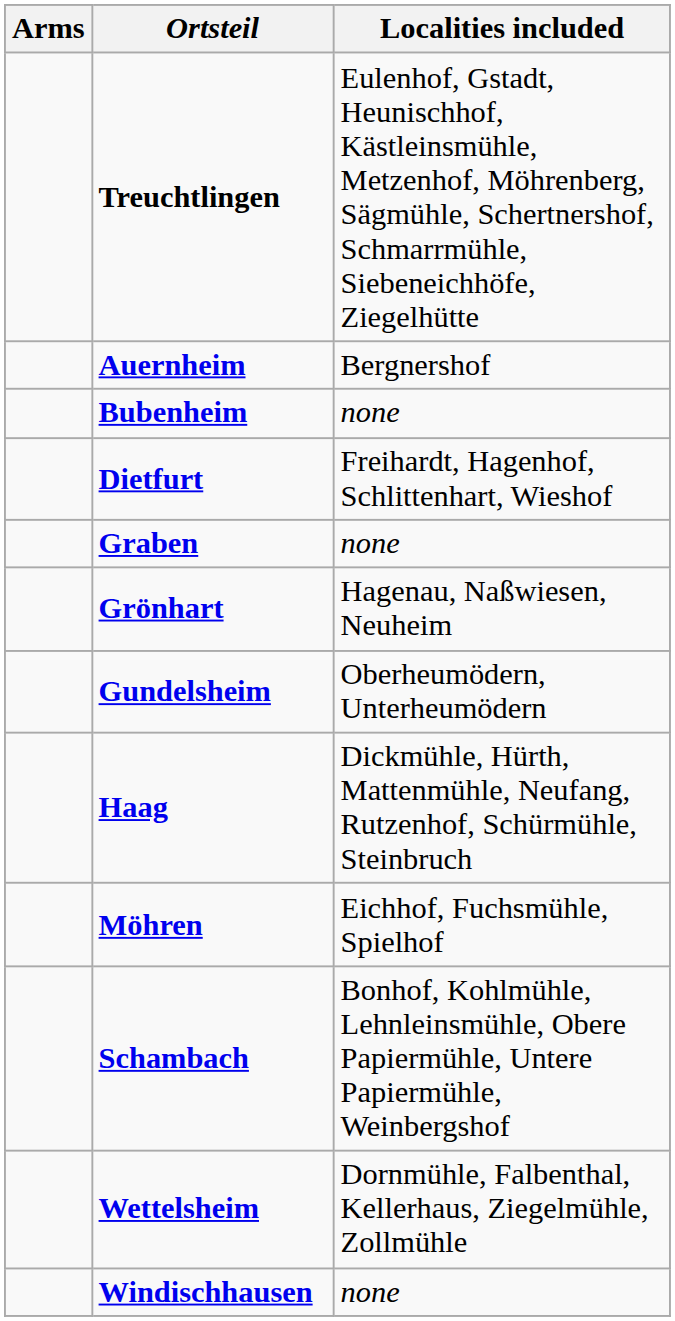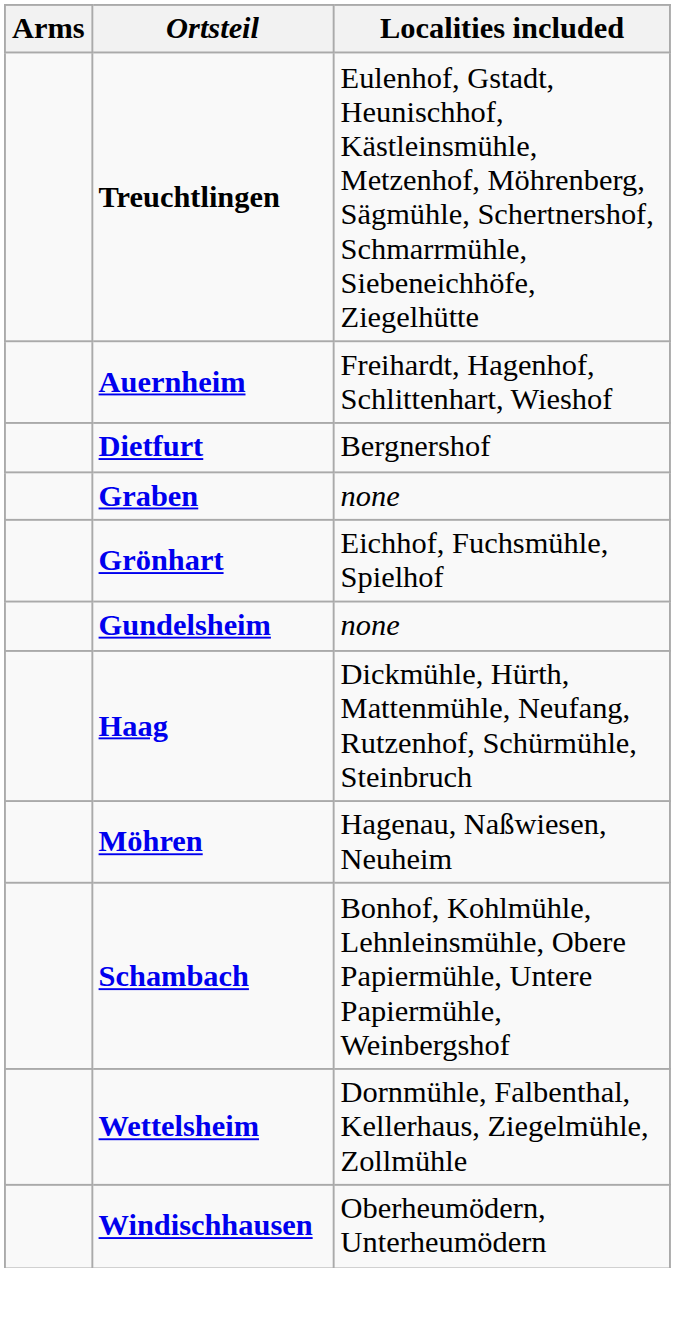(415, 364) Bergnershof -> (476, 381) Freihardt, Hagenhof, Schlittenhart, Wieshof
- row: (173, 412)
(476, 477) Freihardt, Hagenhof, Schlittenhart, Wieshof -> (415, 446) Bergnershof
(474, 608) Hagenau, Naßwiesen, Neuheim -> (474, 560) Eichhof, Fuchsmühle, Spielhof
(444, 690) Oberheumödern, Unterheumödern -> (370, 625) none
(474, 924) Eichhof, Fuchsmühle, Spielhof -> (474, 841) Hagenau, Naßwiesen, Neuheim
(370, 1291) none -> (444, 1225) Oberheumödern, Unterheumödern
